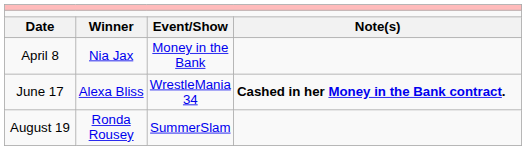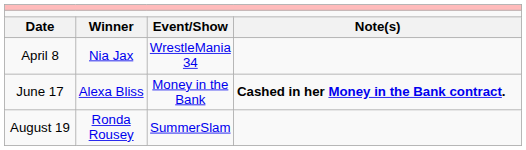(190, 55) Money in the Bank -> (190, 55) WrestleMania 34
(190, 91) WrestleMania 34 -> (190, 91) Money in the Bank
